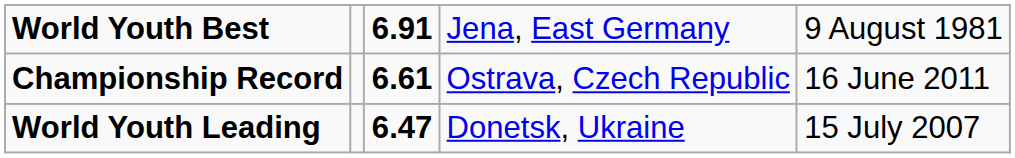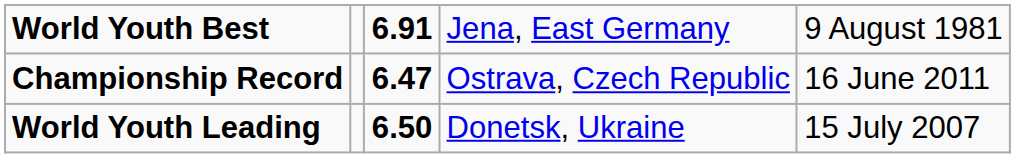(402, 78) 6.61 -> (402, 78) 6.47
(402, 127) 6.47 -> (402, 127) 6.50
